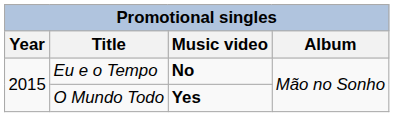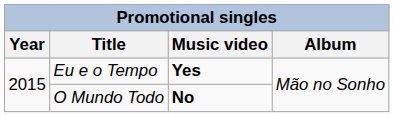(183, 71) No -> (186, 71) Yes
(186, 97) Yes -> (183, 97) No
